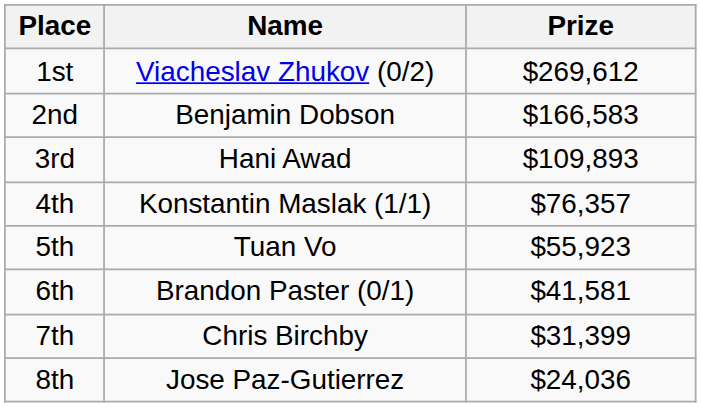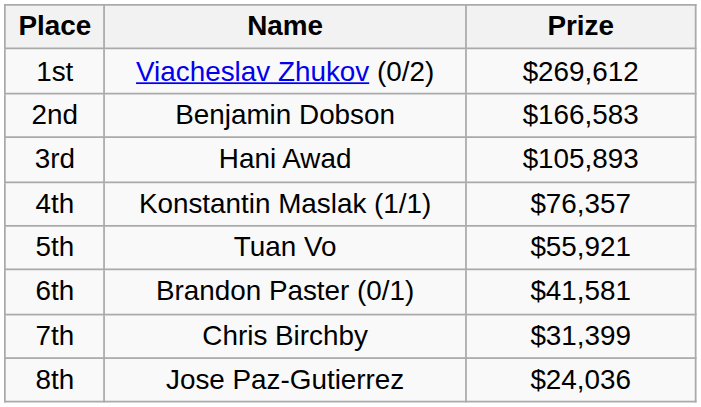(581, 159) $109,893 -> (581, 159) $105,893
(581, 247) $55,923 -> (581, 247) $55,921
